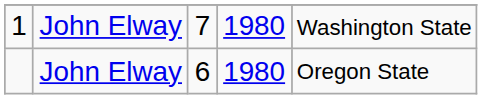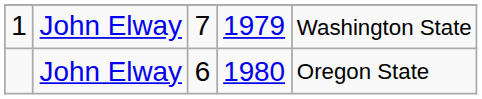(254, 26) 1980 -> (254, 26) 1979
